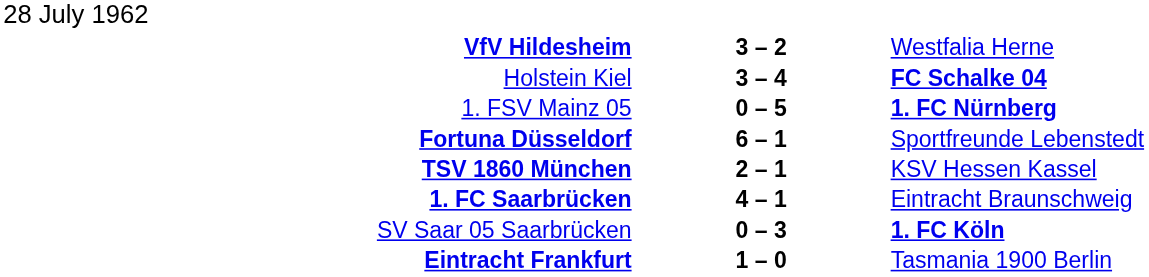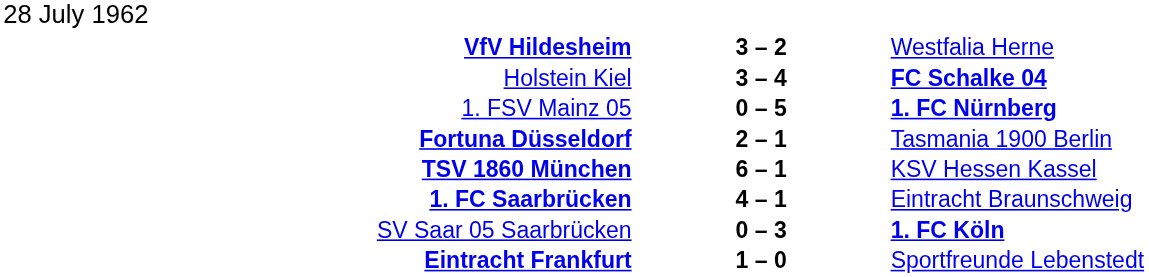(761, 139) 6 – 1 -> (761, 139) 2 – 1
(1017, 139) Sportfreunde Lebenstedt -> (1001, 139) Tasmania 1900 Berlin
(761, 169) 2 – 1 -> (761, 169) 6 – 1
(1001, 260) Tasmania 1900 Berlin -> (1017, 260) Sportfreunde Lebenstedt
